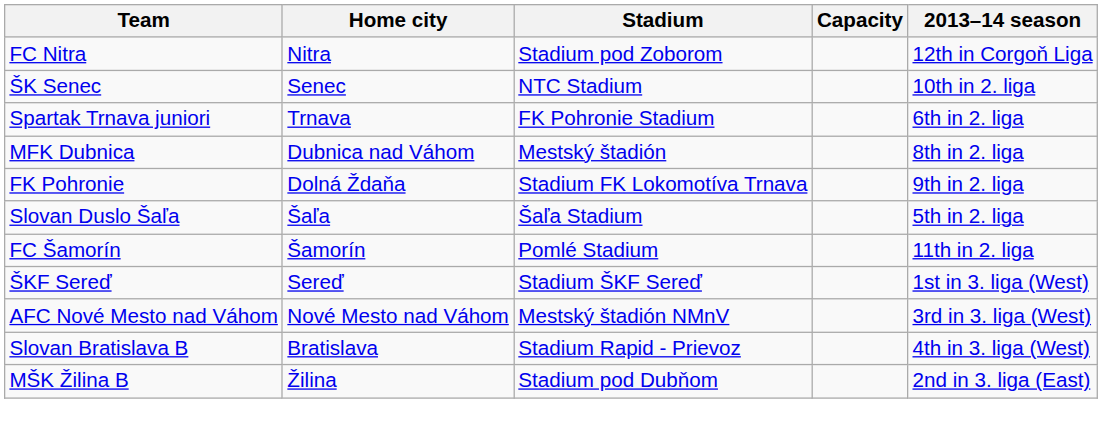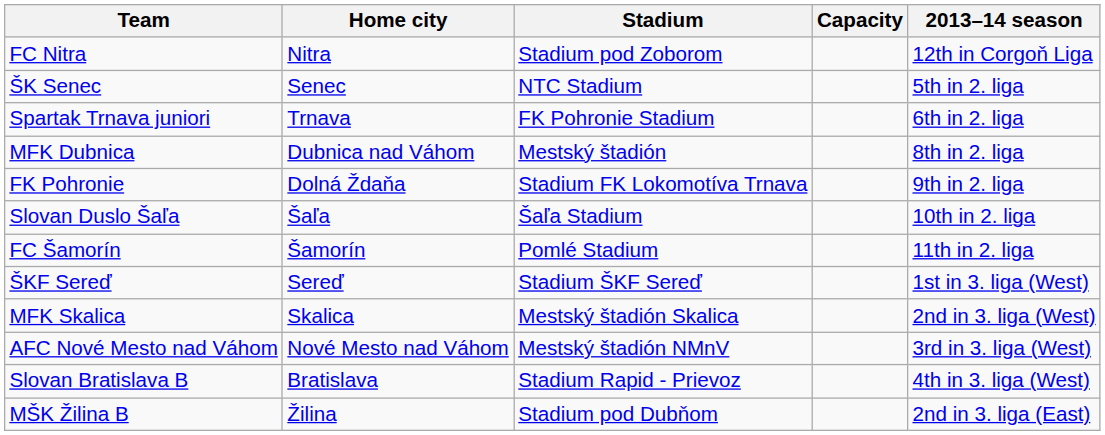(974, 86) 10th in 2. liga -> (968, 86) 5th in 2. liga
(968, 217) 5th in 2. liga -> (974, 217) 10th in 2. liga
+ row: (67, 315)
